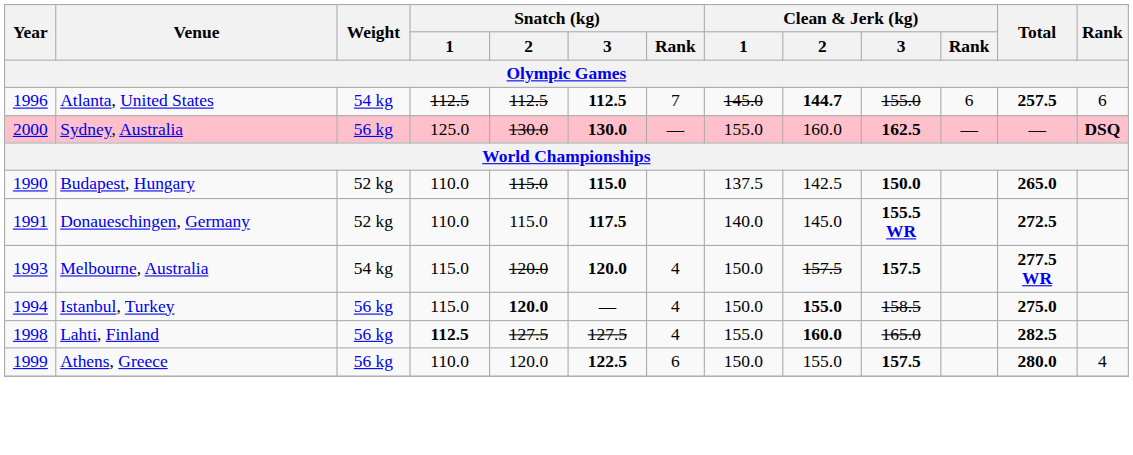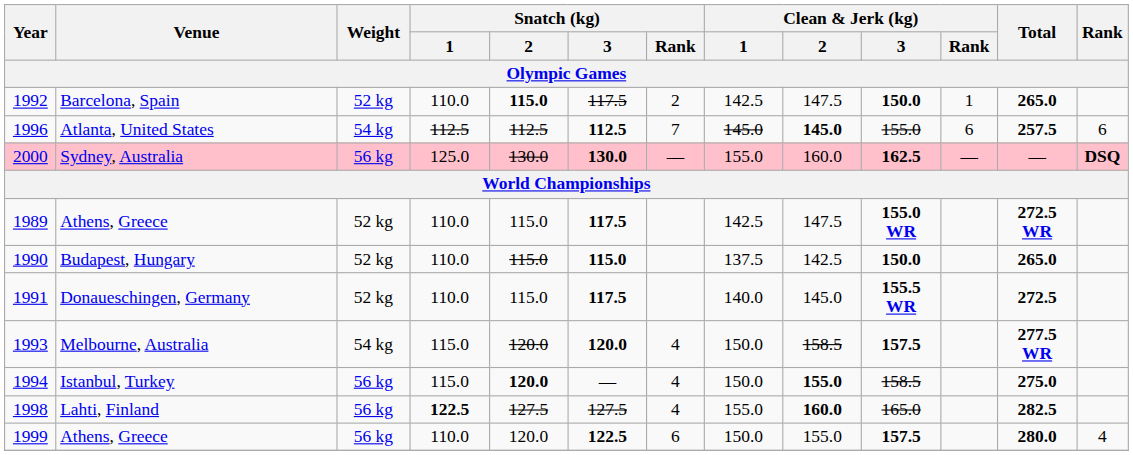+ row: (30, 101)
(822, 101) 144.7 -> (822, 128) 145.0
+ row: (30, 221)
(822, 269) 157.5 -> (822, 343) 158.5
(450, 334) 112.5 -> (450, 409) 122.5
